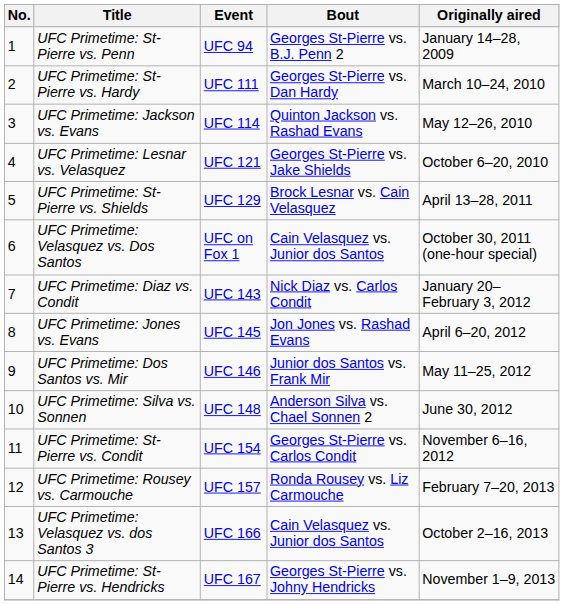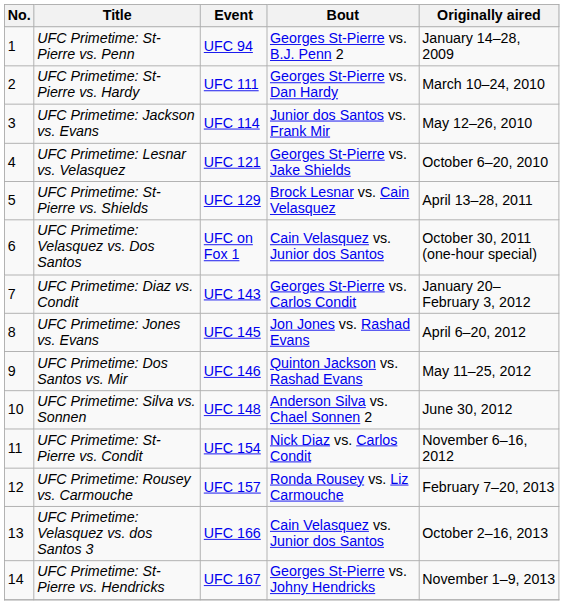(334, 123) Quinton Jackson vs. Rashad Evans -> (338, 123) Junior dos Santos vs. Frank Mir
(334, 294) Nick Diaz vs. Carlos Condit -> (338, 294) Georges St-Pierre vs. Carlos Condit
(338, 371) Junior dos Santos vs. Frank Mir -> (334, 371) Quinton Jackson vs. Rashad Evans
(338, 448) Georges St-Pierre vs. Carlos Condit -> (334, 448) Nick Diaz vs. Carlos Condit
